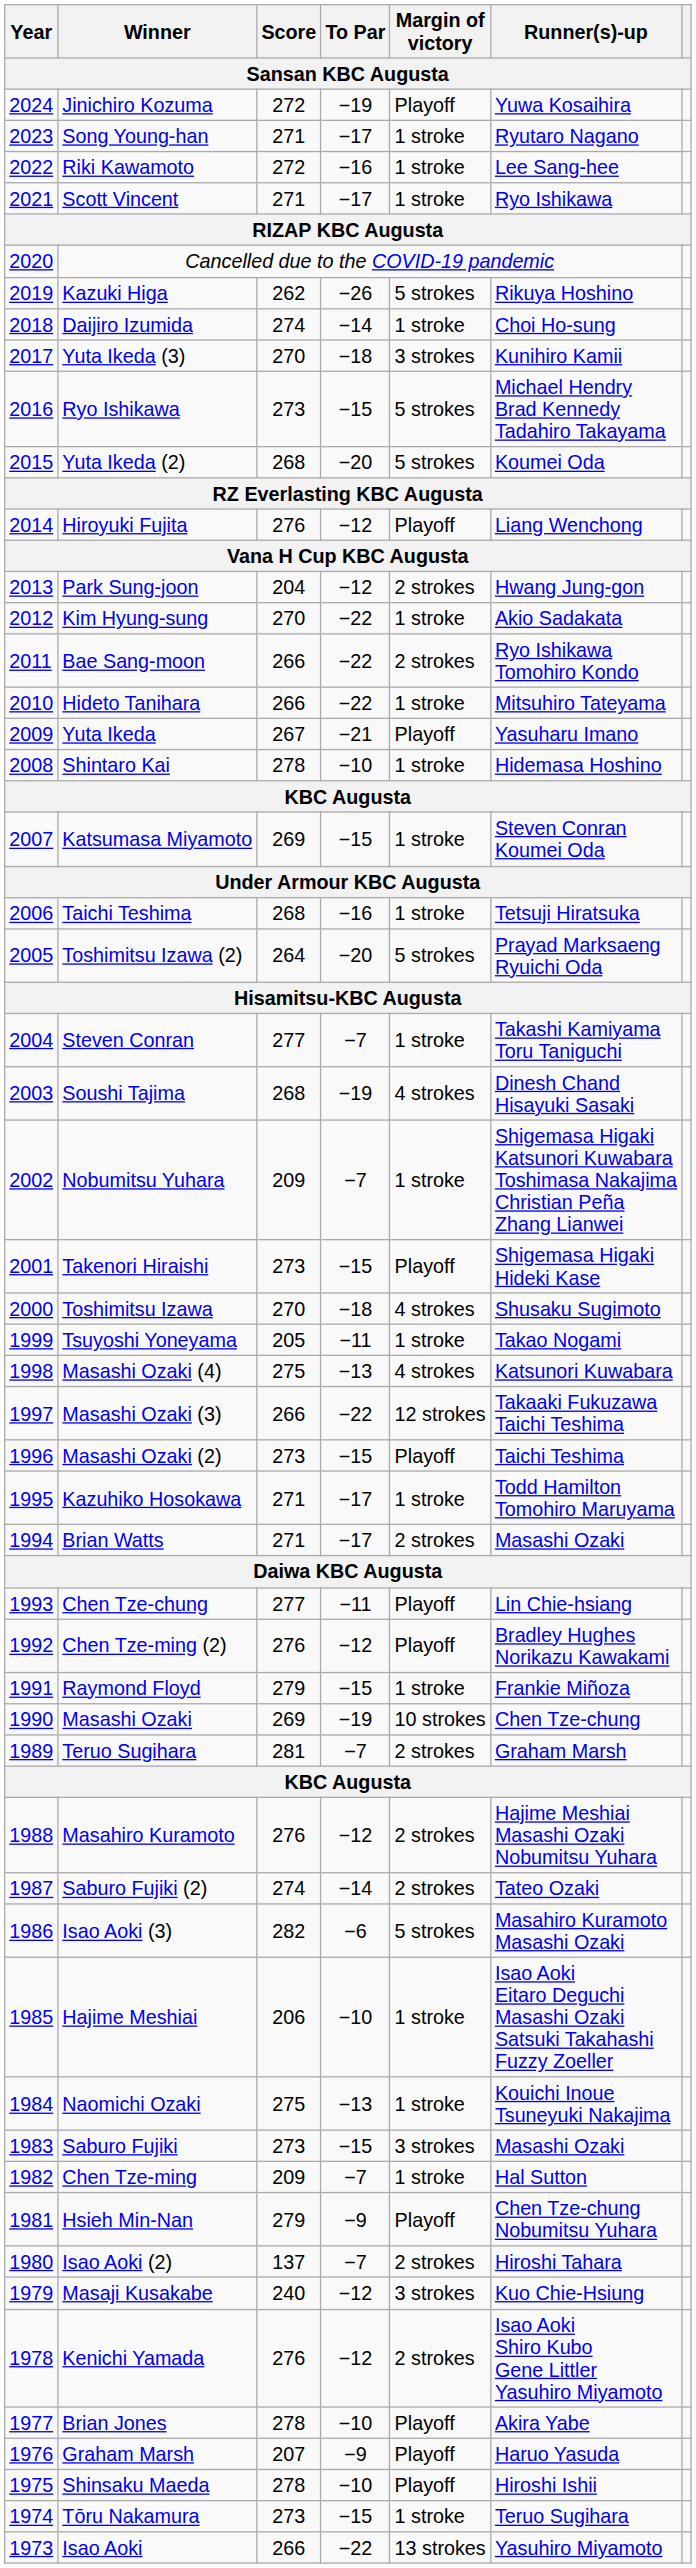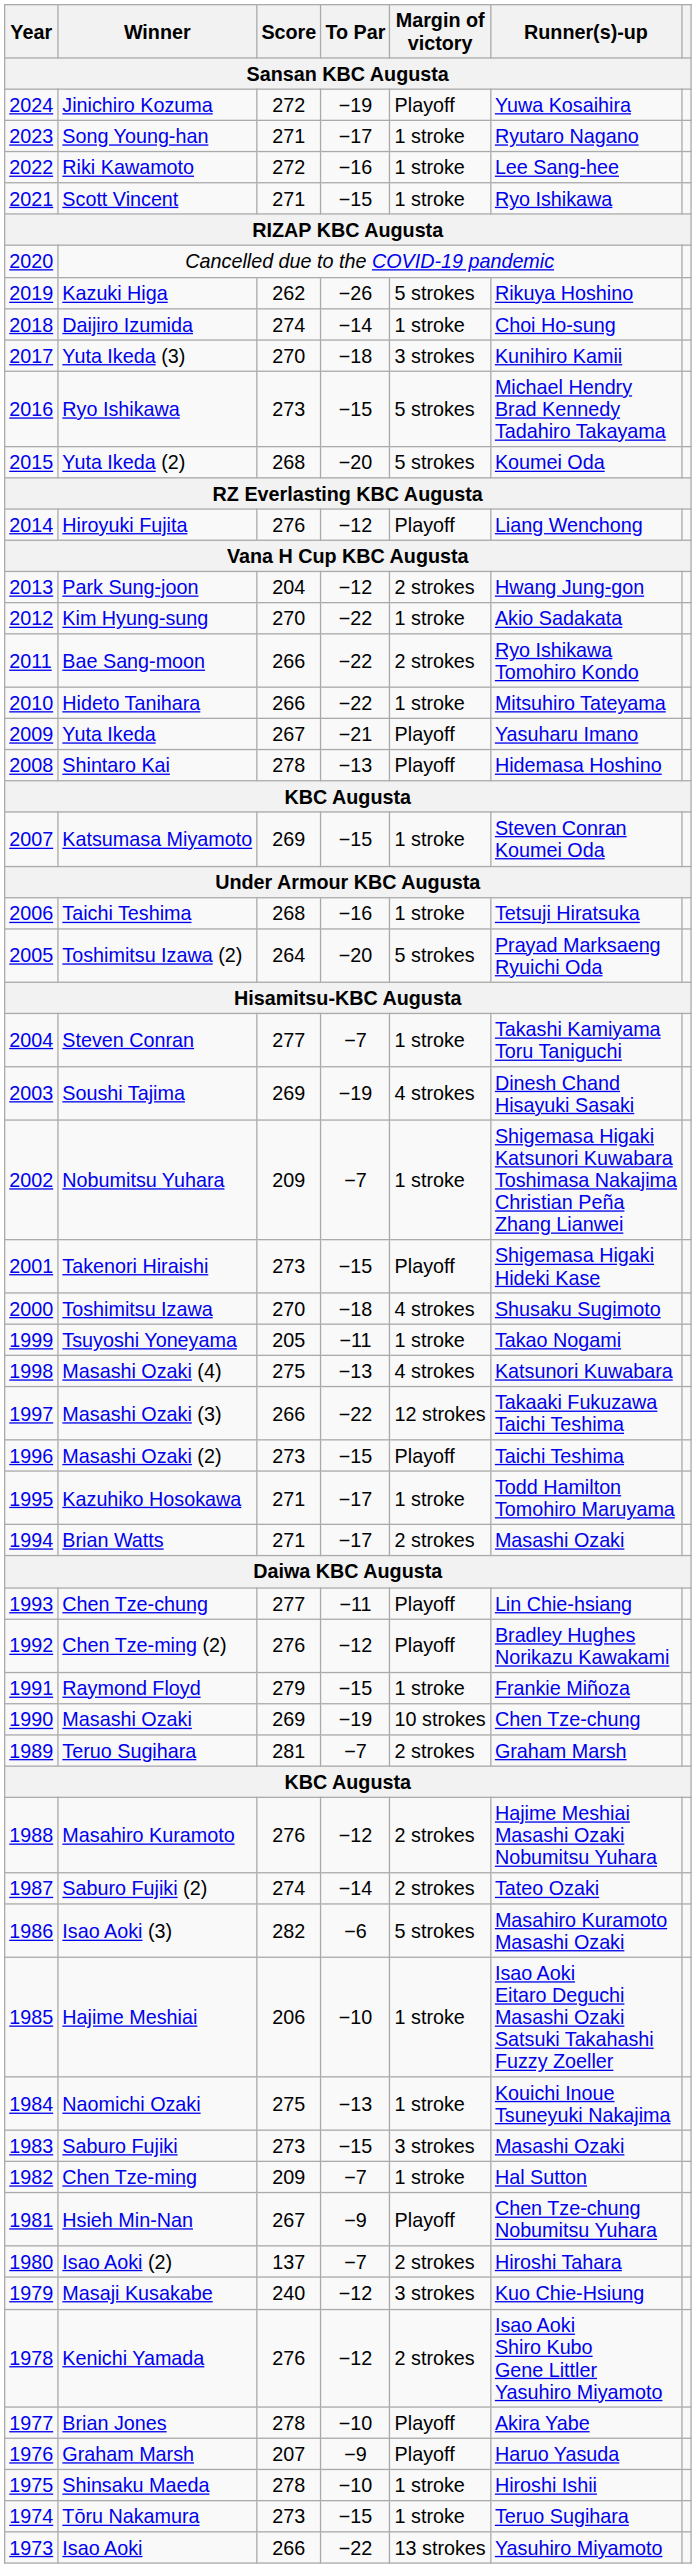(355, 199) −17 -> (355, 199) −15
(355, 766) −10 -> (355, 766) −13
(430, 766) 1 stroke -> (425, 766) Playoff
(289, 1093) 268 -> (289, 1093) 269
(289, 2220) 279 -> (289, 2220) 267
(425, 2485) Playoff -> (430, 2485) 1 stroke
